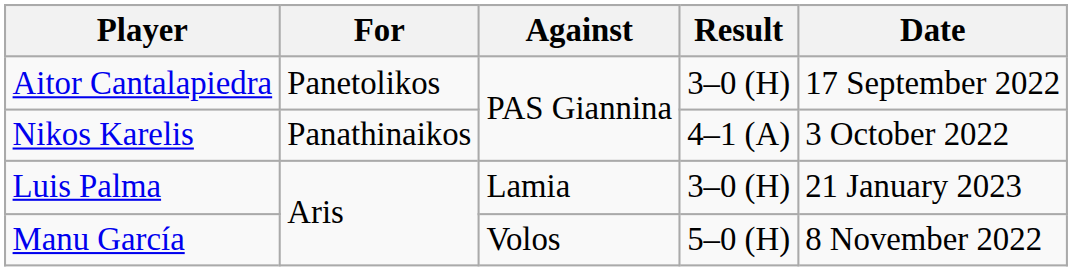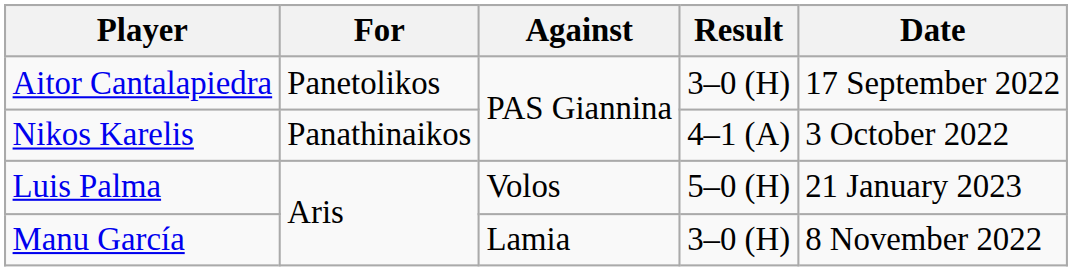(528, 186) Lamia -> (523, 186) Volos
(739, 186) 3–0 (H) -> (739, 186) 5–0 (H)
(523, 238) Volos -> (528, 238) Lamia
(739, 238) 5–0 (H) -> (739, 238) 3–0 (H)
